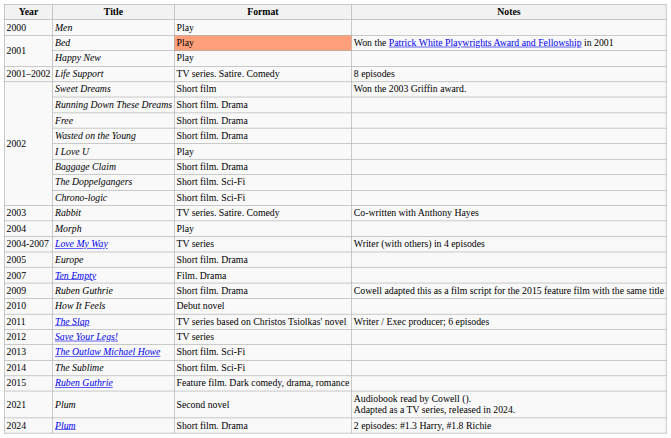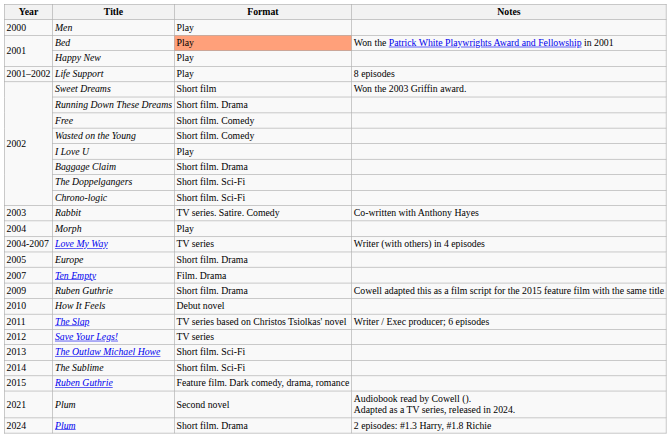(228, 74) TV series. Satire. Comedy -> (185, 74) Play
(212, 120) Short film. Drama -> (215, 120) Short film. Comedy
(212, 136) Short film. Drama -> (215, 136) Short film. Comedy
